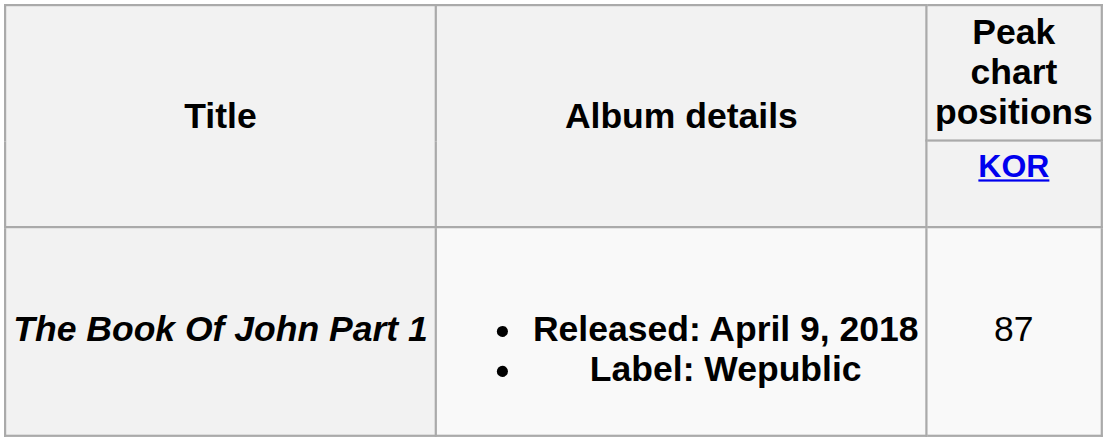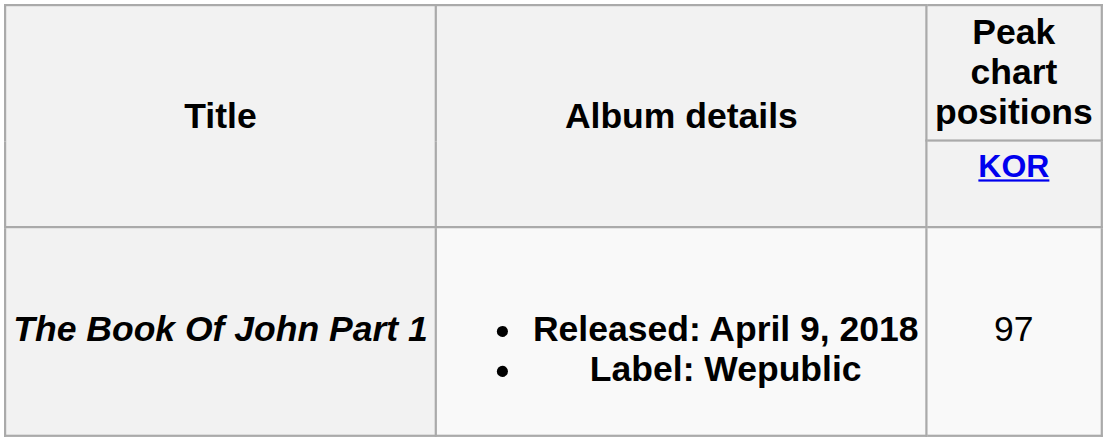(1014, 330) 87 -> (1014, 330) 97
